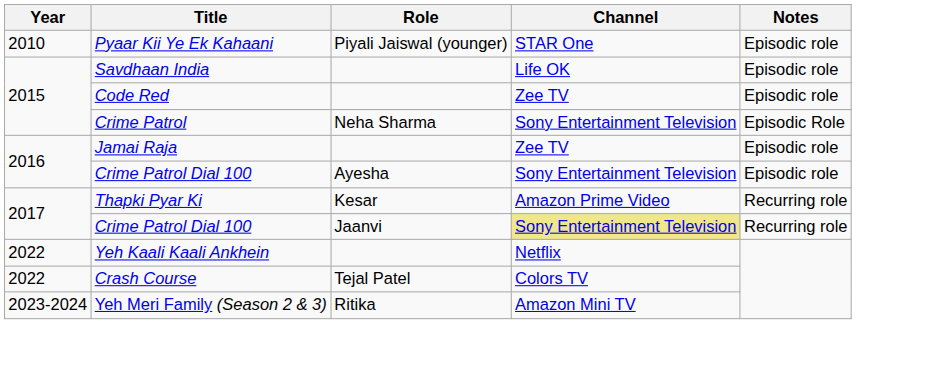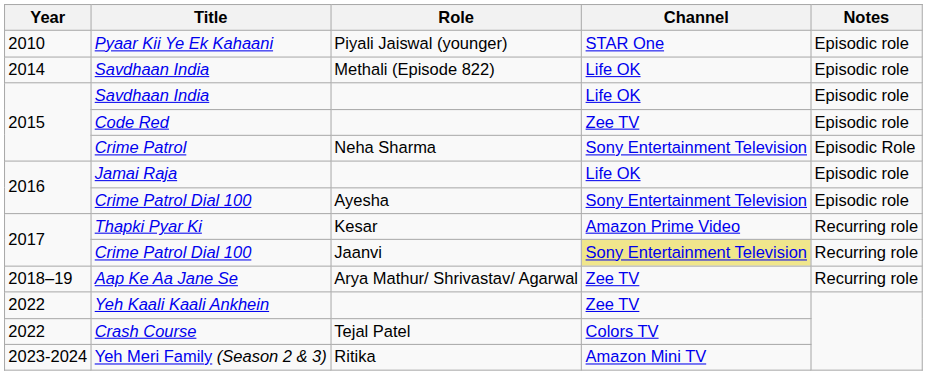+ row: (152, 69)
(542, 148) Zee TV -> (613, 174) Life OK
+ row: (166, 278)
(538, 252) Netflix -> (612, 305) Zee TV
